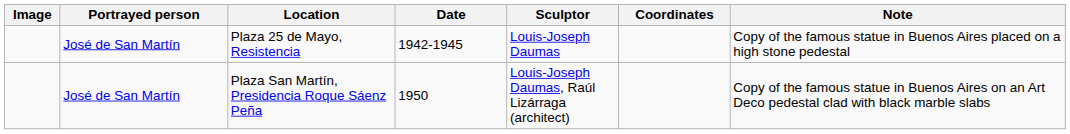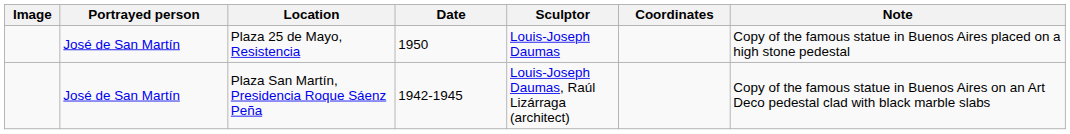(430, 44) 1942-1945 -> (413, 44) 1950
(413, 95) 1950 -> (430, 95) 1942-1945
